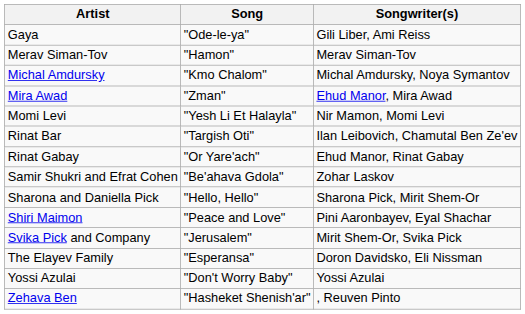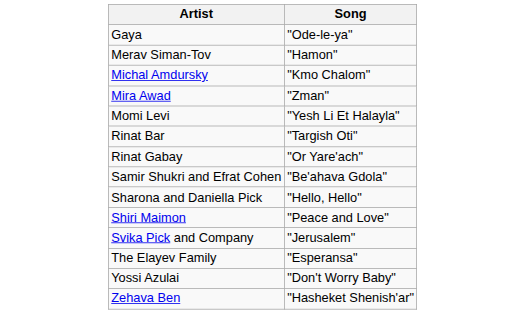- column: (417, 14)
